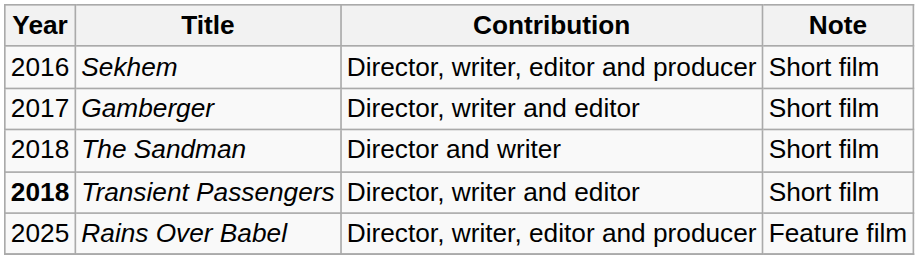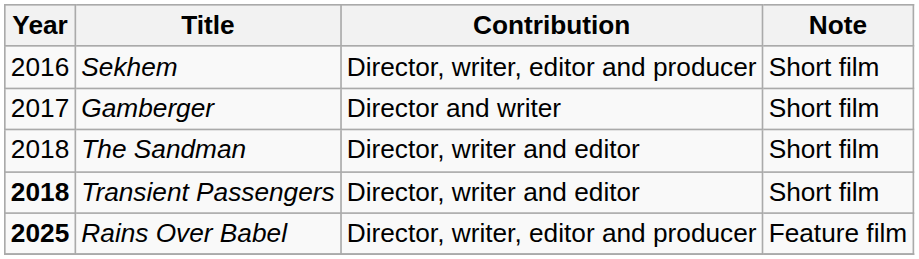(493, 108) Director, writer and editor -> (454, 108) Director and writer
(454, 150) Director and writer -> (493, 150) Director, writer and editor
(40, 233) normal -> (40, 233) bold
